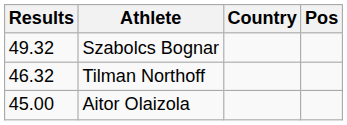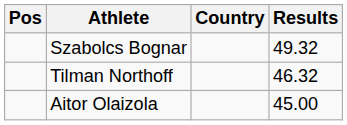columns swapped: (322, 18) <-> (41, 18)
